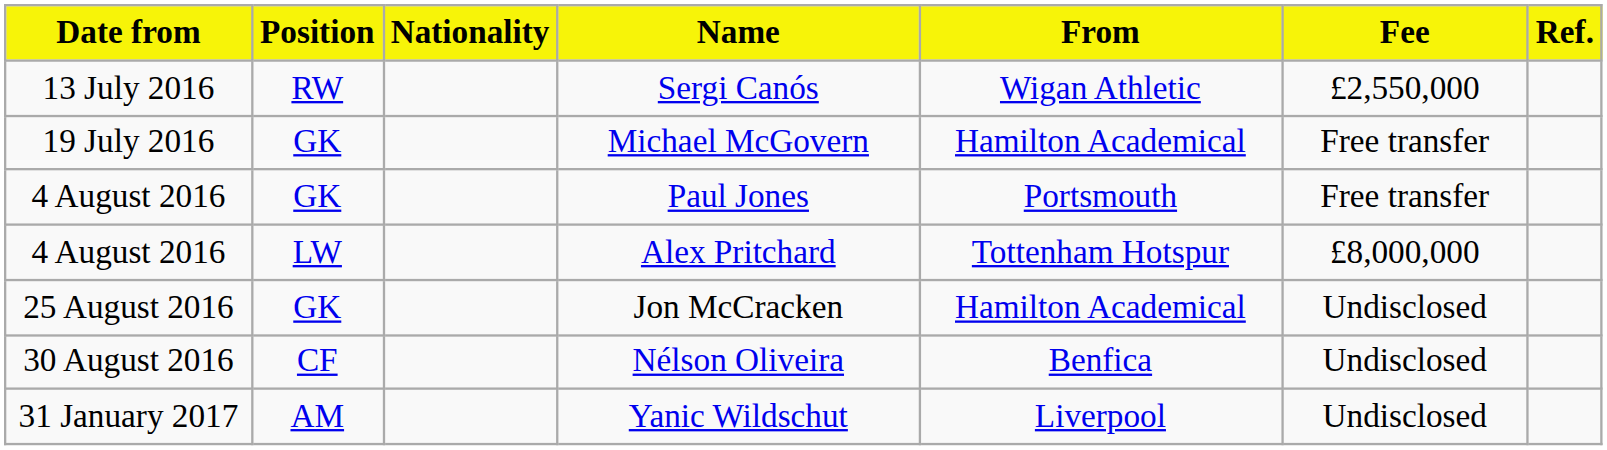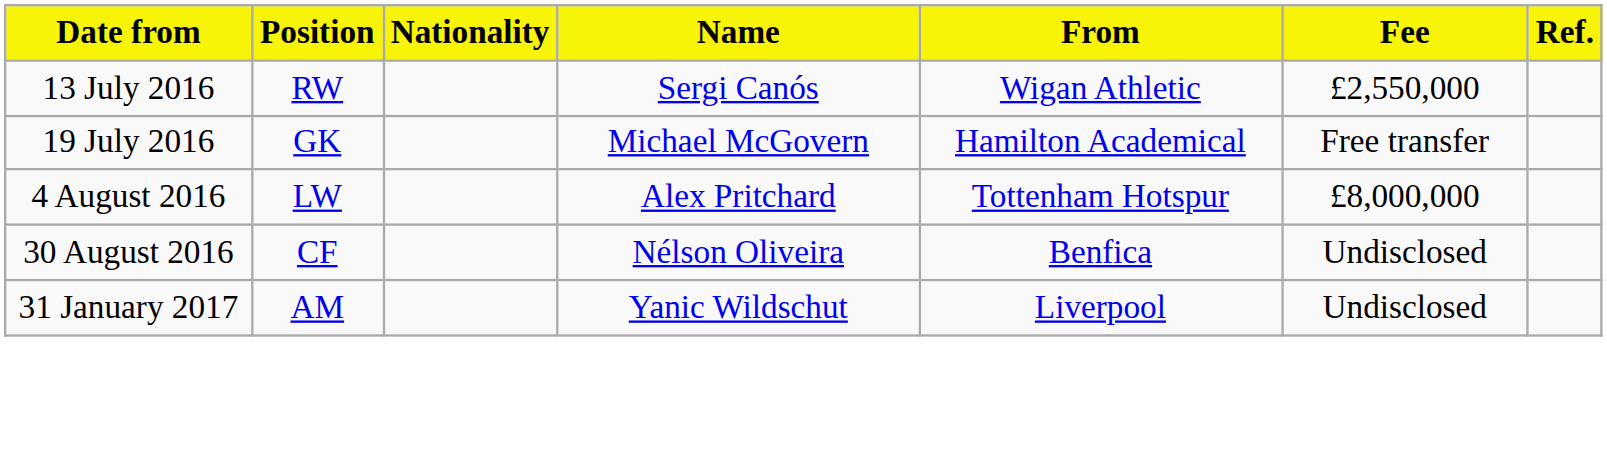- row: (738, 196)
- row: (738, 306)
